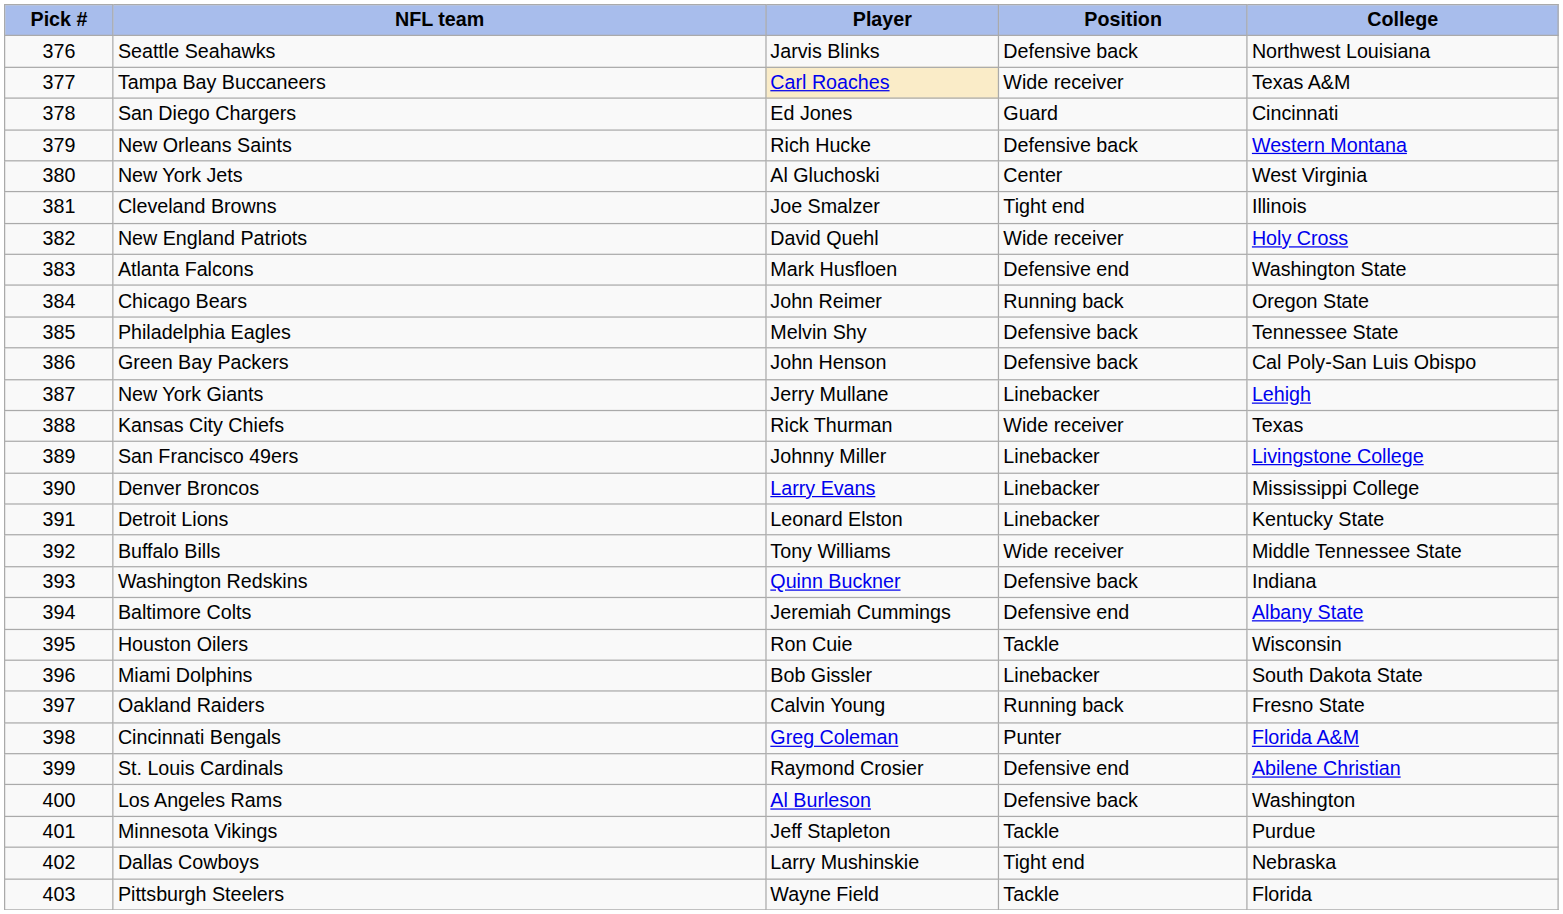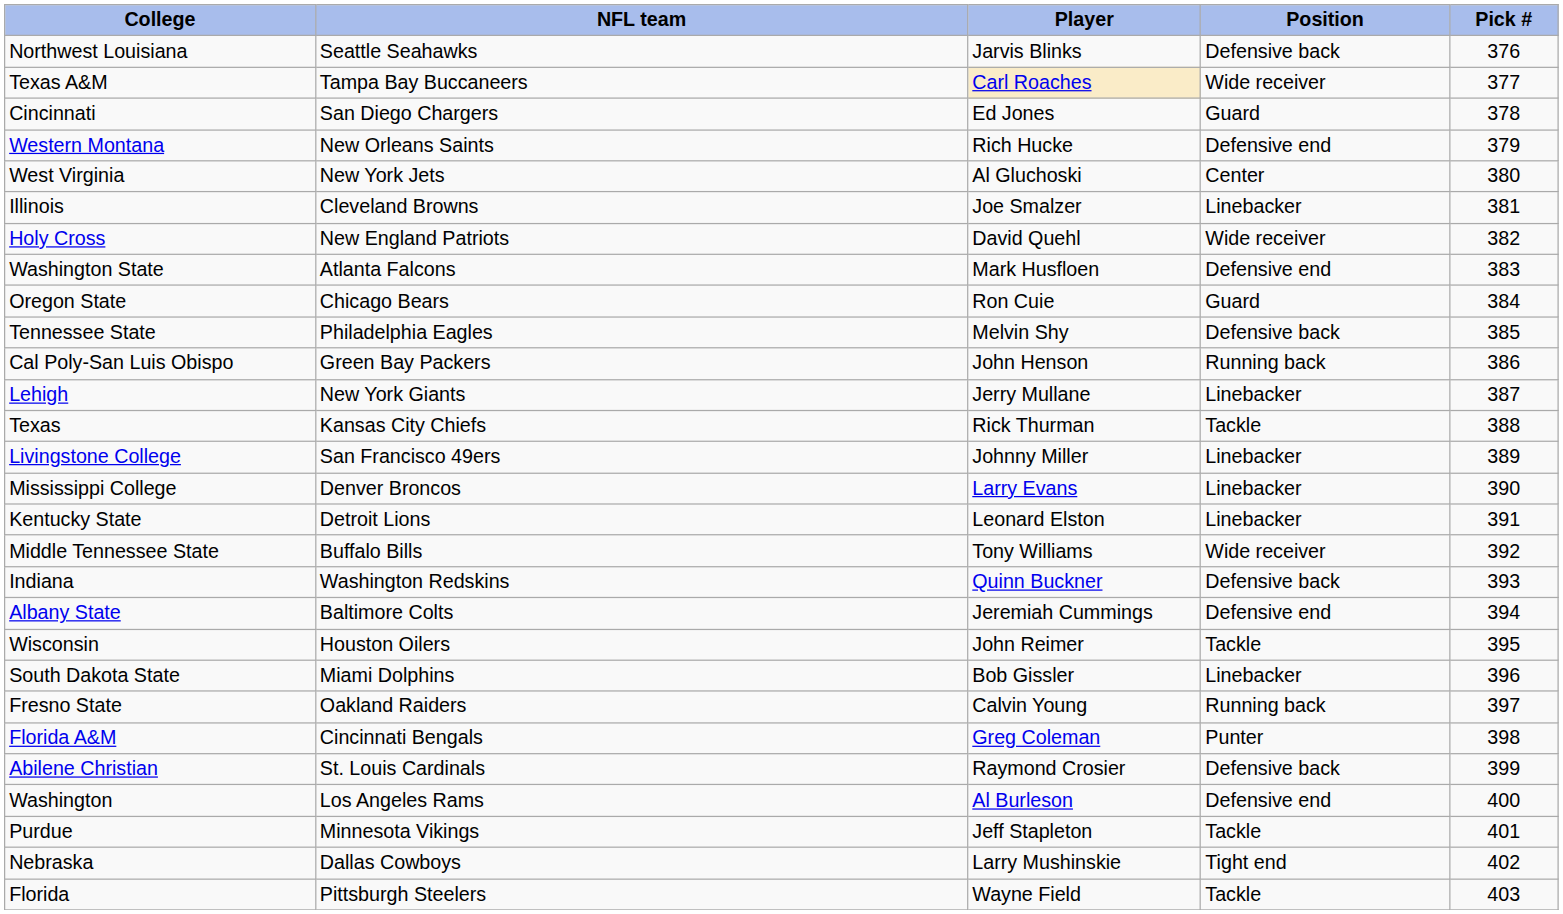columns swapped: (59, 20) <-> (1403, 20)
(1071, 144) Defensive back -> (1268, 144) Defensive end
(1044, 207) Tight end -> (1253, 207) Linebacker
(826, 301) John Reimer -> (1013, 301) Ron Cuie
(1064, 301) Running back -> (1233, 301) Guard
(1071, 363) Defensive back -> (1265, 363) Running back
(1064, 425) Wide receiver -> (1233, 425) Tackle
(811, 644) Ron Cuie -> (1028, 644) John Reimer
(1066, 769) Defensive end -> (1273, 769) Defensive back
(1071, 800) Defensive back -> (1268, 800) Defensive end
